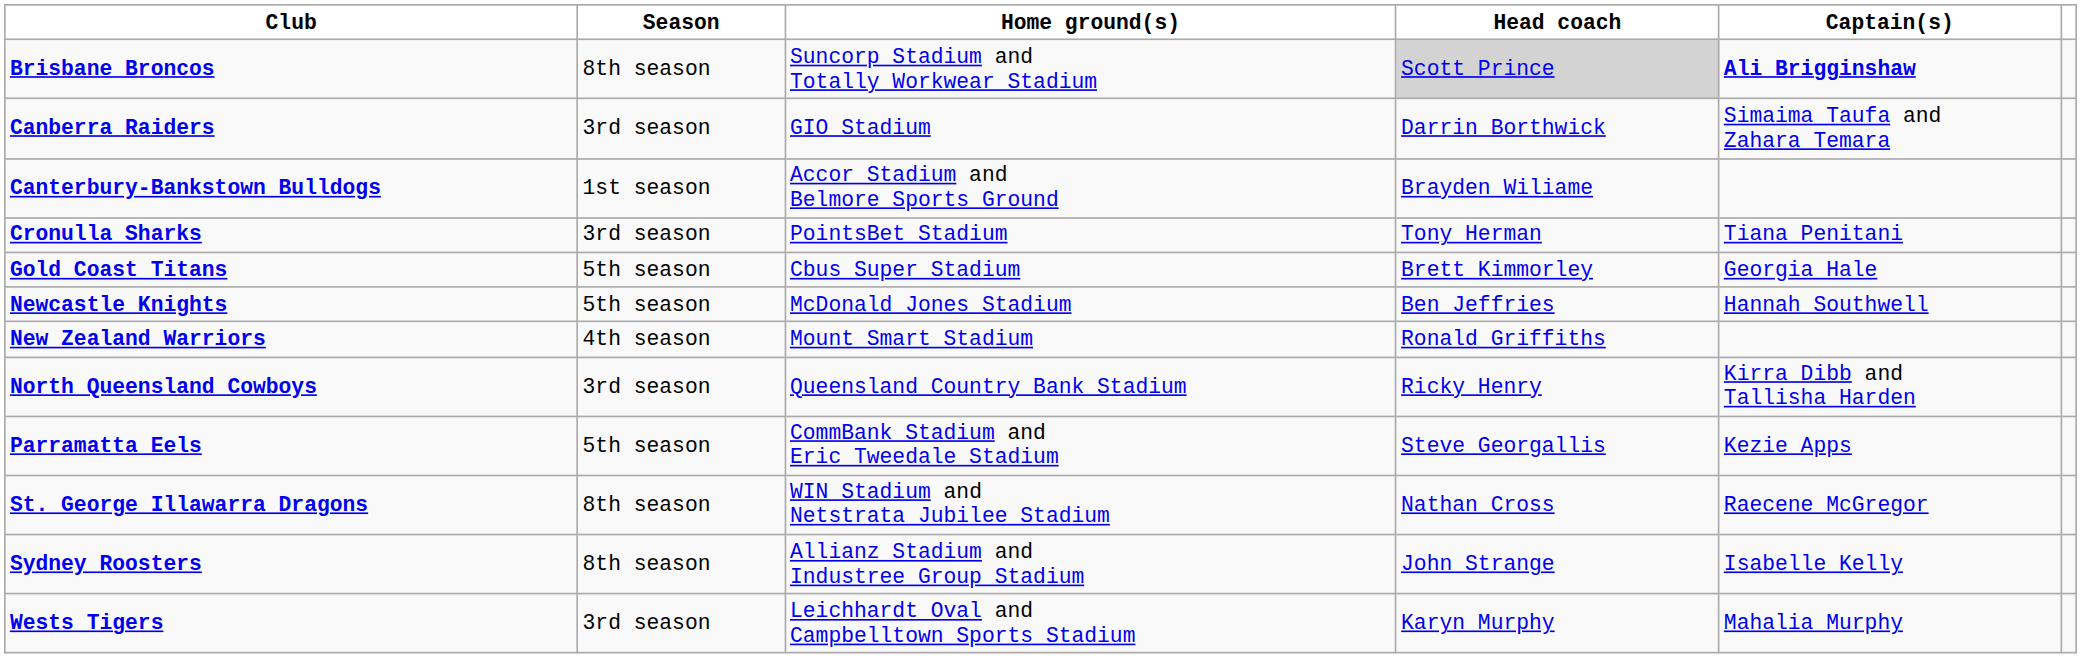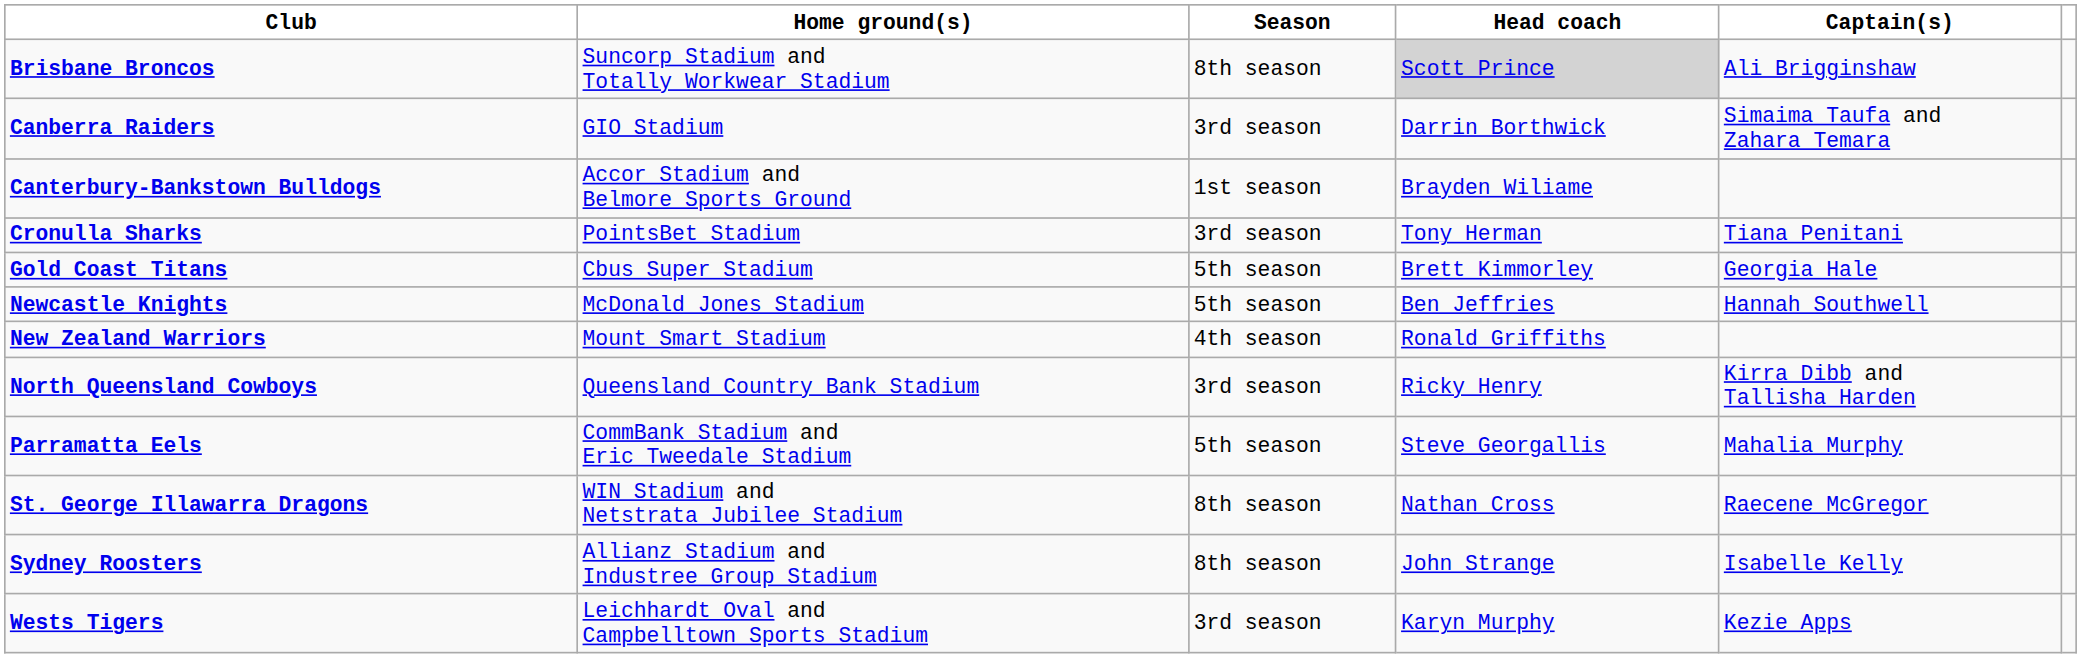columns swapped: (681, 22) <-> (1090, 22)
(1820, 69) bold -> (1820, 69) normal
(1788, 446) Kezie Apps -> (1813, 446) Mahalia Murphy
(1813, 624) Mahalia Murphy -> (1788, 624) Kezie Apps
